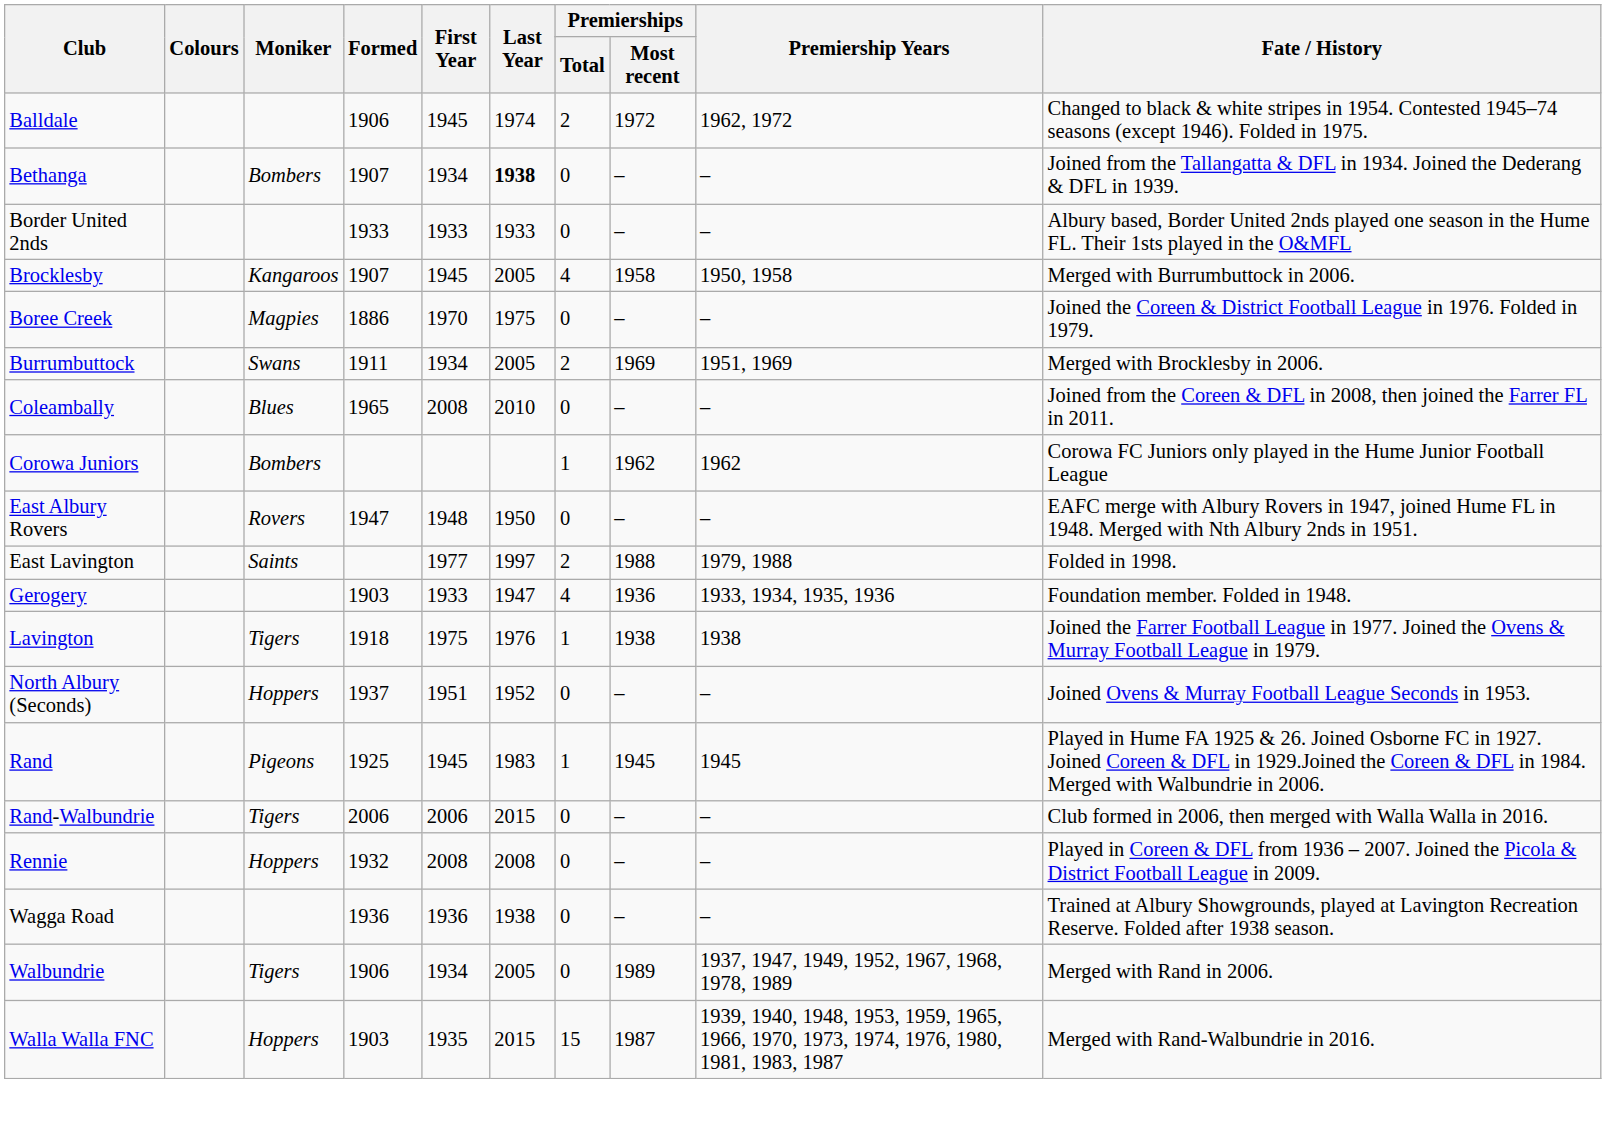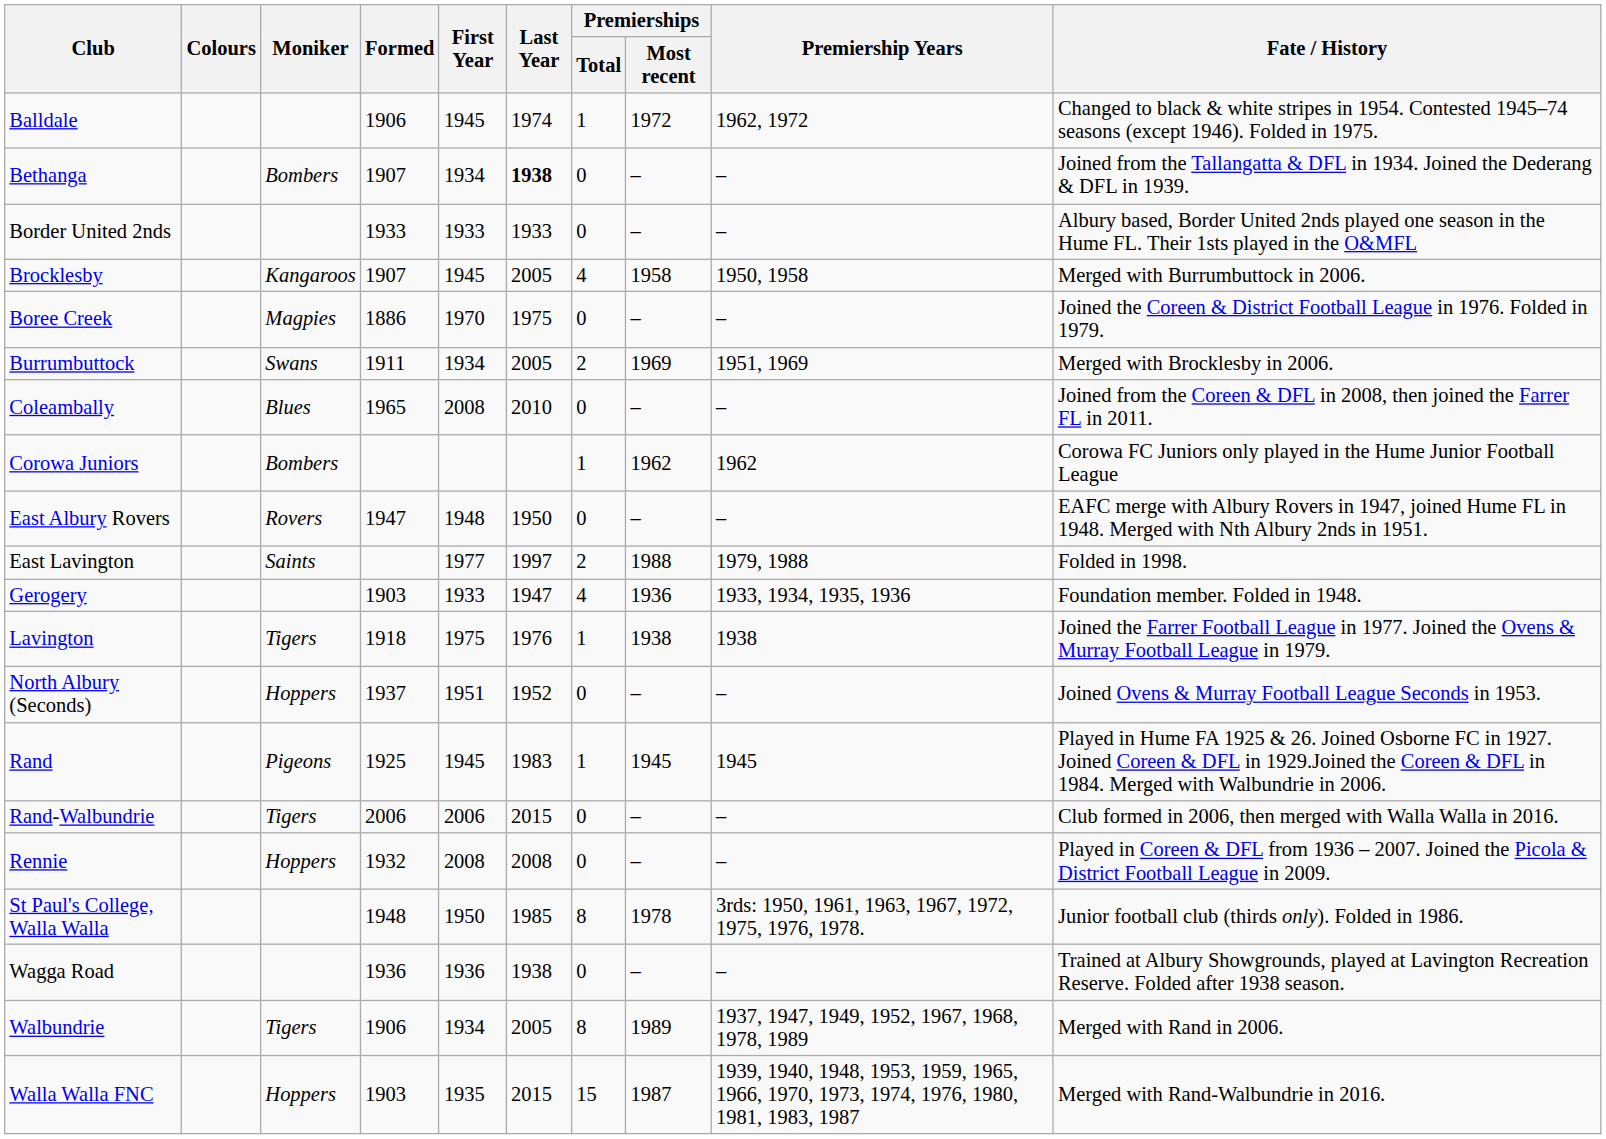(565, 120) 2 -> (581, 120) 1
+ row: (81, 916)
(565, 971) 0 -> (581, 1027) 8
